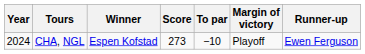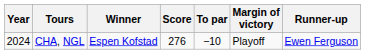(177, 41) 273 -> (177, 41) 276
